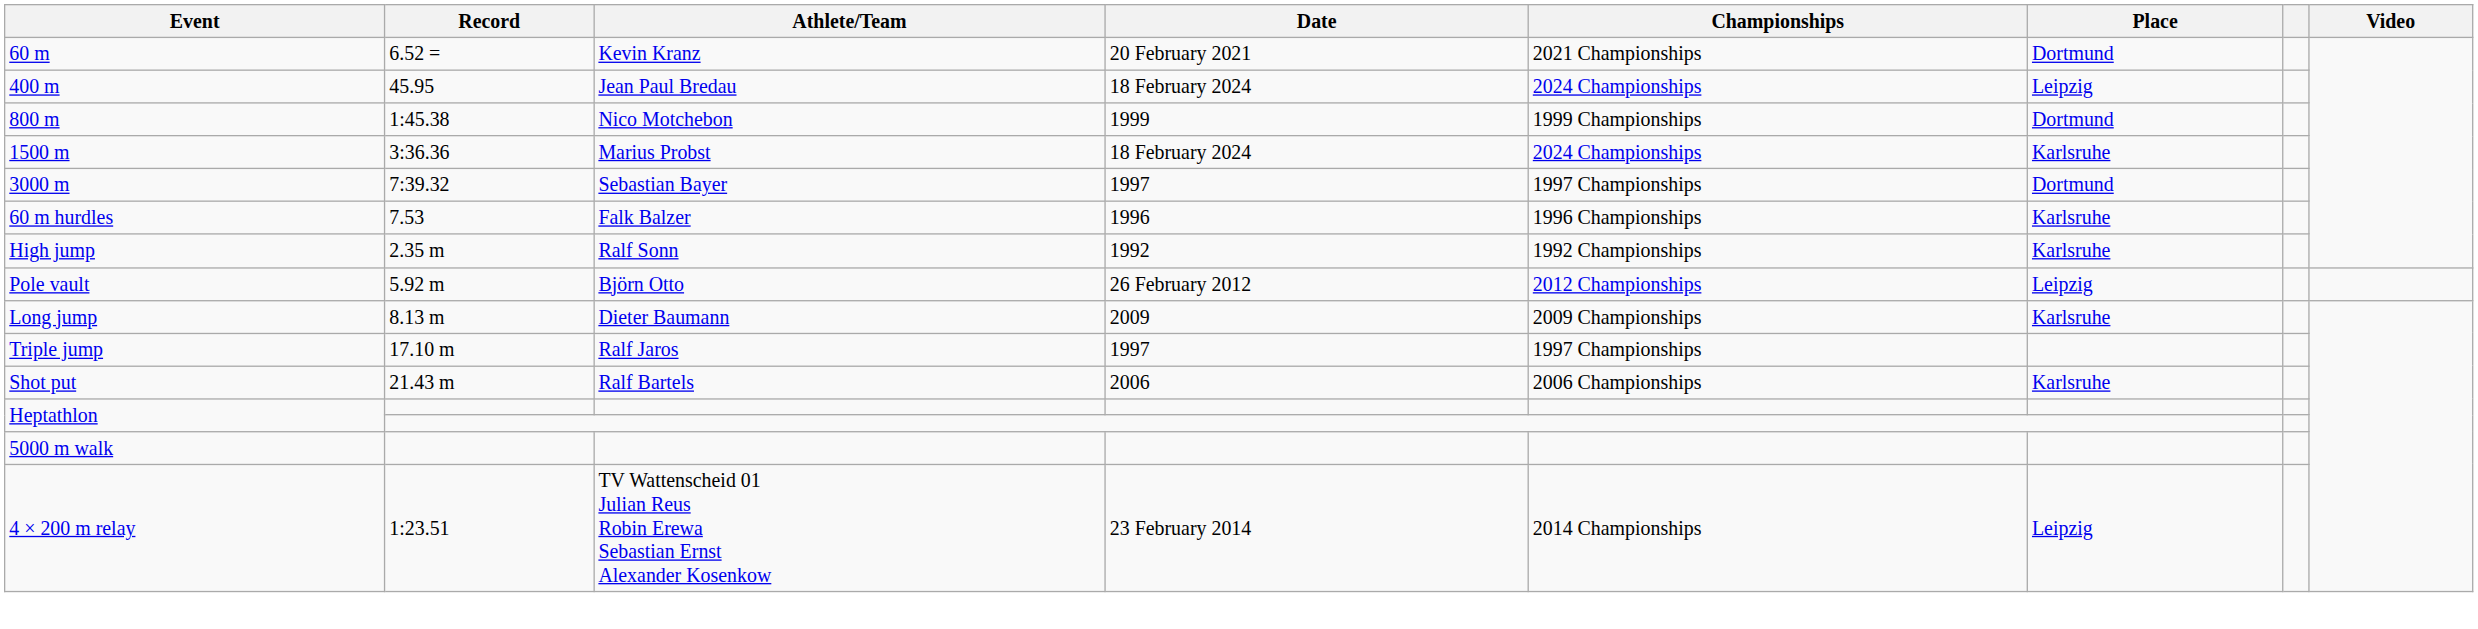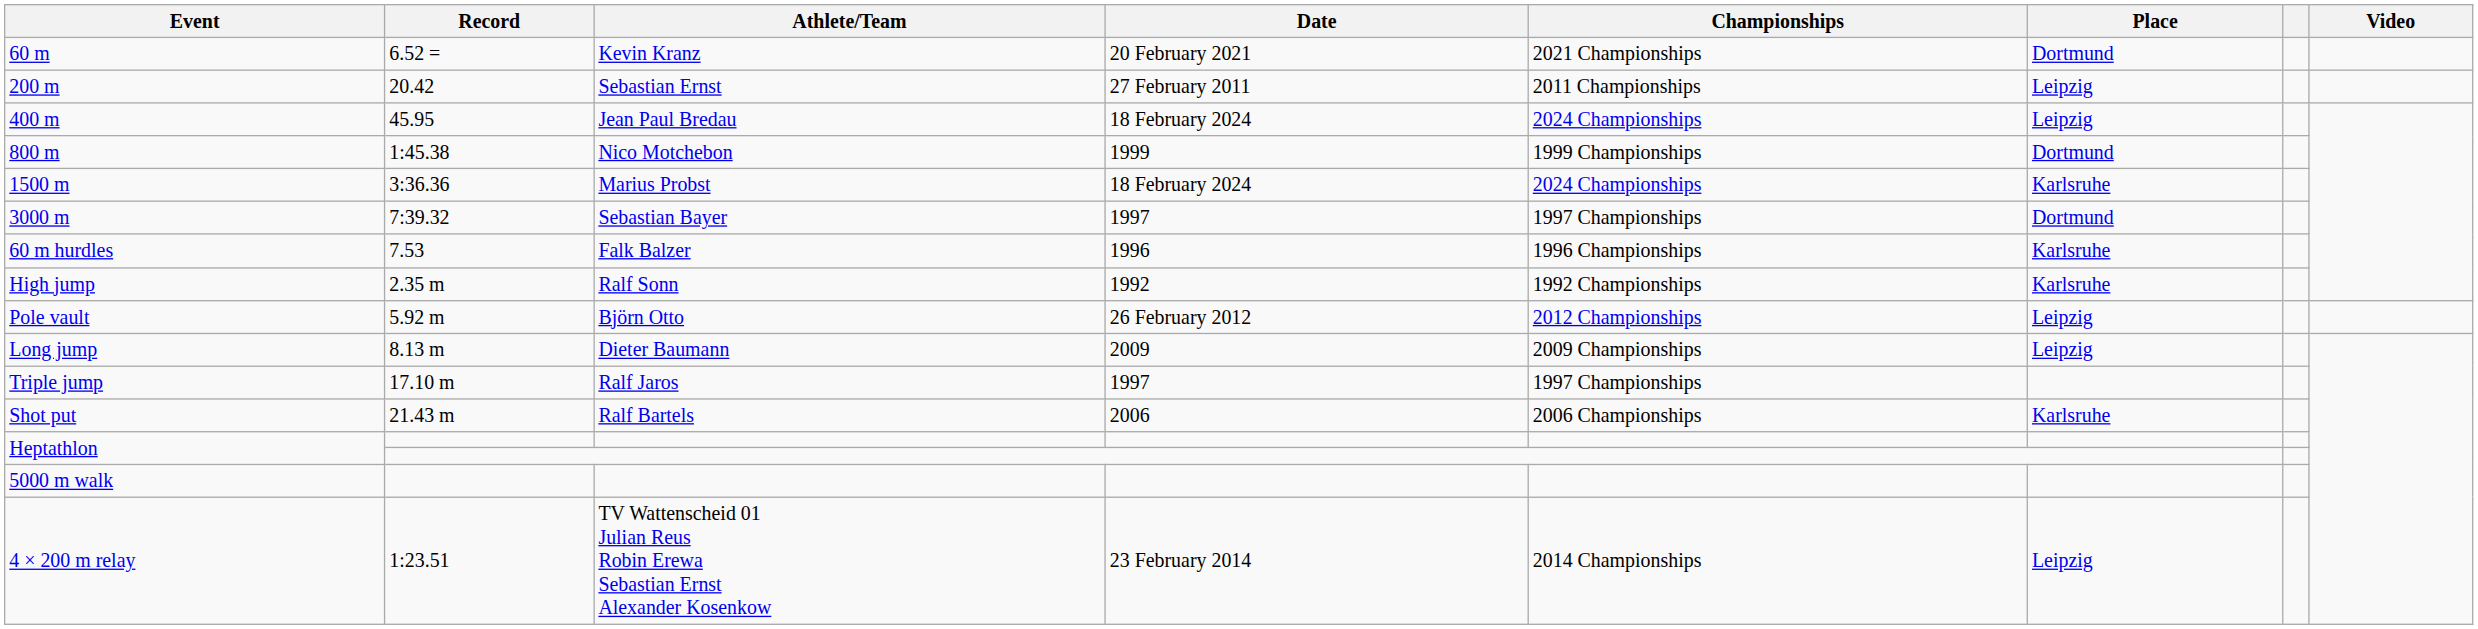+ row: (34, 86)
(2071, 316) Karlsruhe -> (2062, 349) Leipzig
